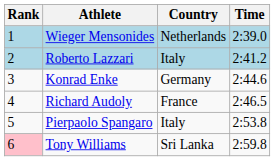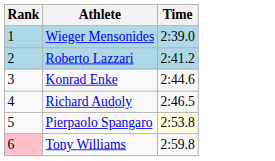- column: (193, 15)
(250, 123) no background -> (178, 123) lightyellow background
